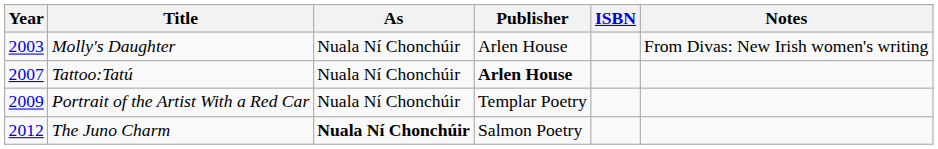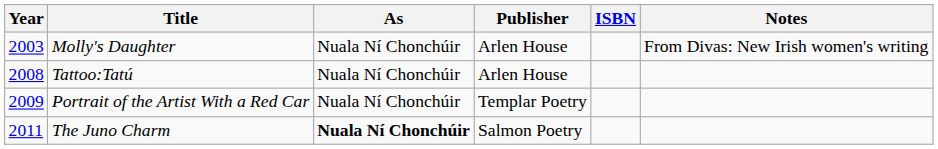(26, 74) 2007 -> (26, 74) 2008
(525, 74) bold -> (523, 74) normal
(26, 130) 2012 -> (26, 130) 2011
